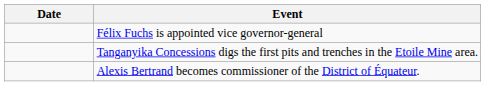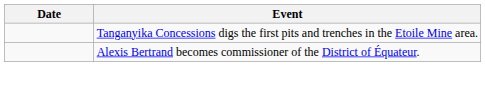- row: (210, 33)
